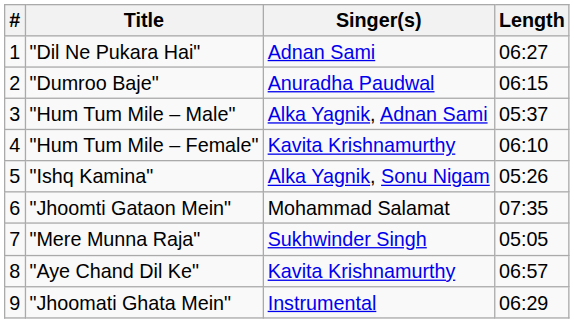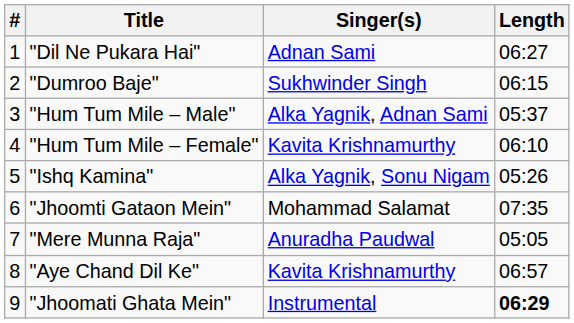(351, 83) Anuradha Paudwal -> (347, 83) Sukhwinder Singh
(347, 239) Sukhwinder Singh -> (351, 239) Anuradha Paudwal
(524, 302) normal -> (524, 302) bold
